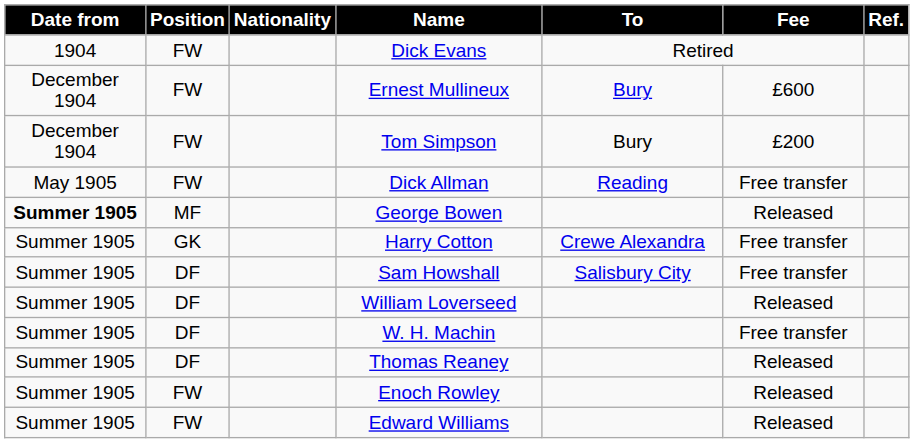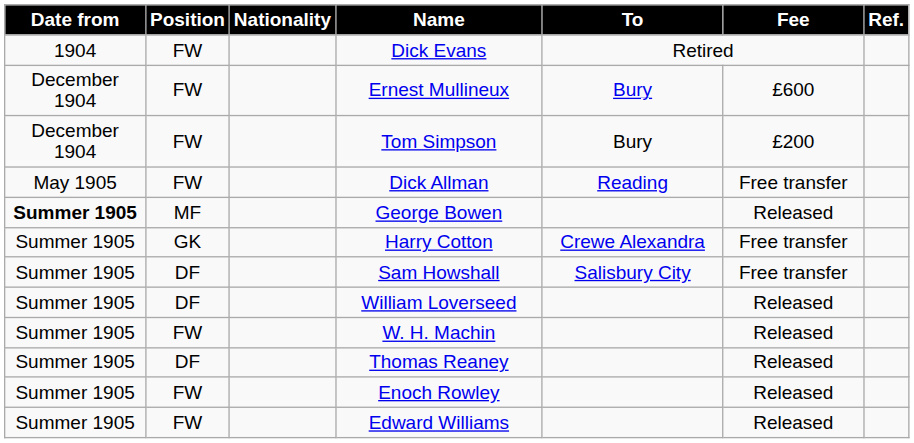(187, 333) DF -> (187, 333) FW
(793, 333) Free transfer -> (793, 333) Released
